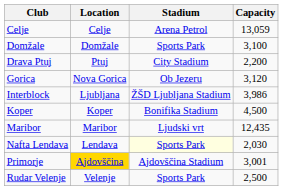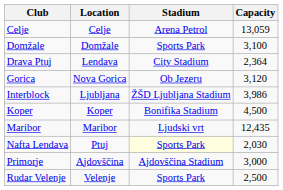(100, 62) Ptuj -> (100, 62) Lendava
(255, 62) 2,200 -> (255, 62) 2,364
(100, 144) Lendava -> (100, 144) Ptuj
(100, 161) gold background -> (100, 161) no background
(255, 161) 3,001 -> (255, 161) 3,000
